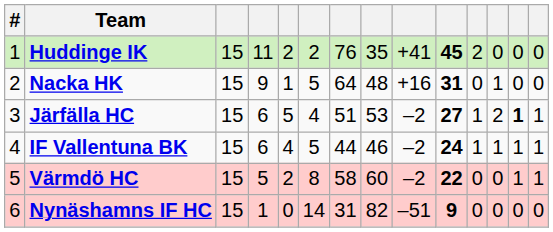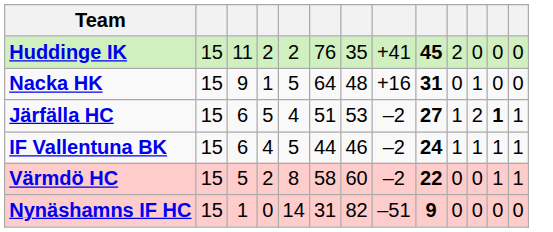- column: (15, 20)
